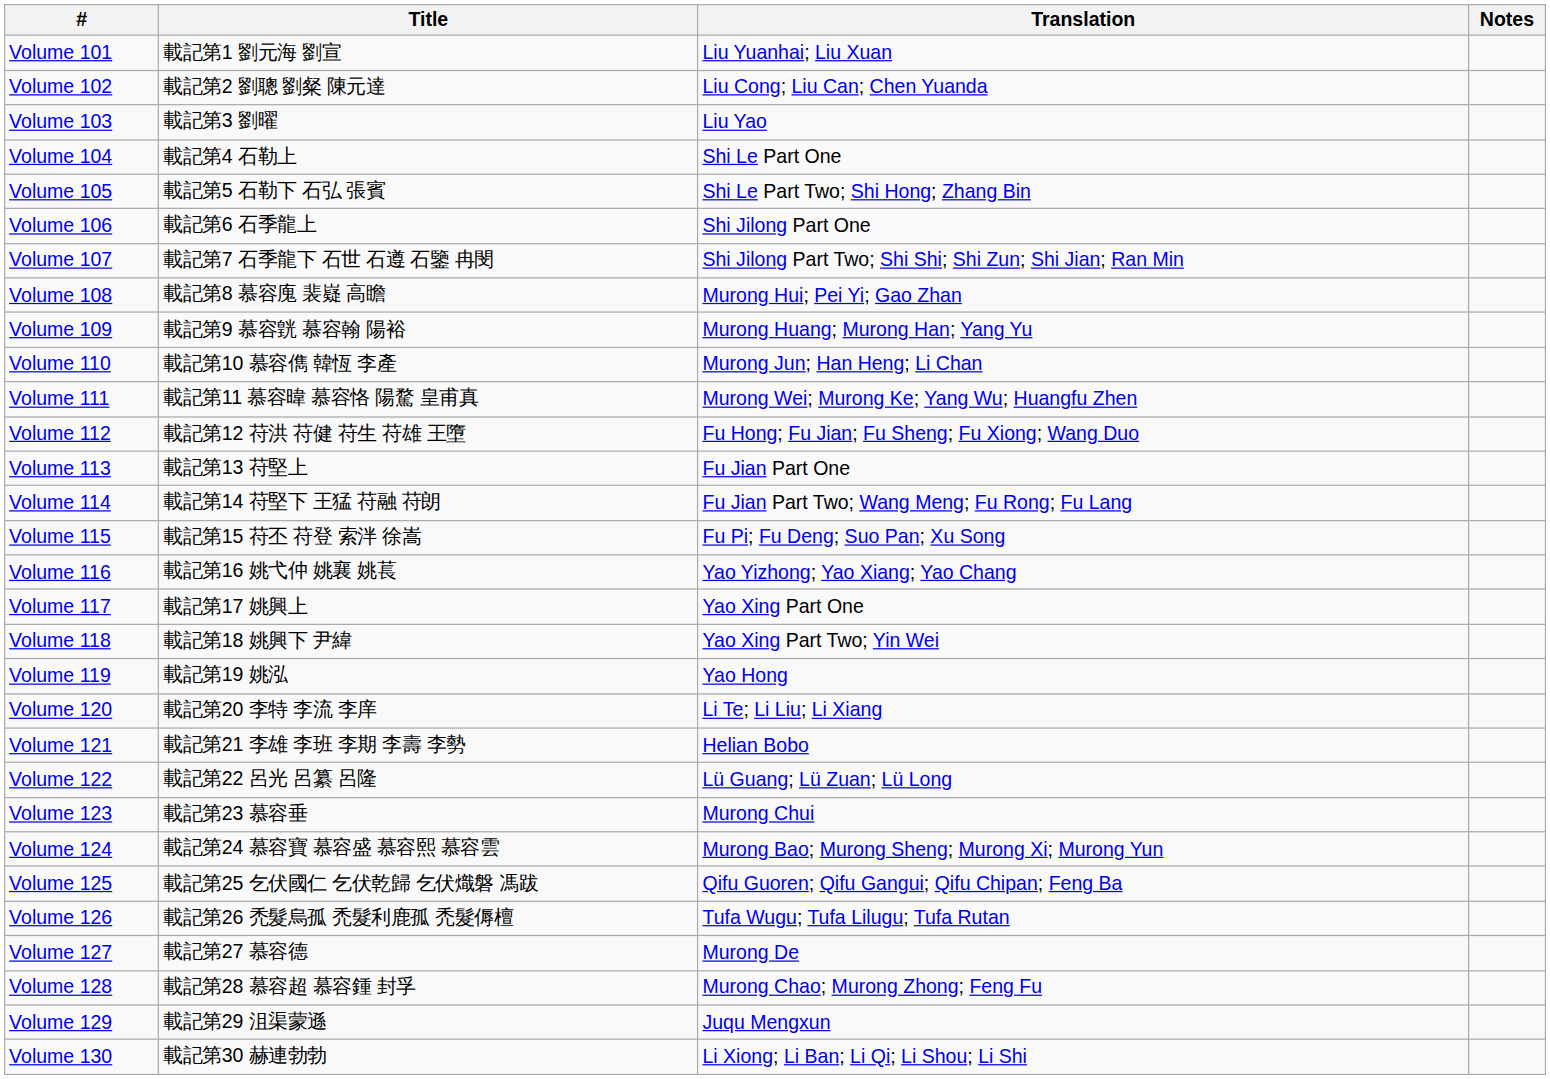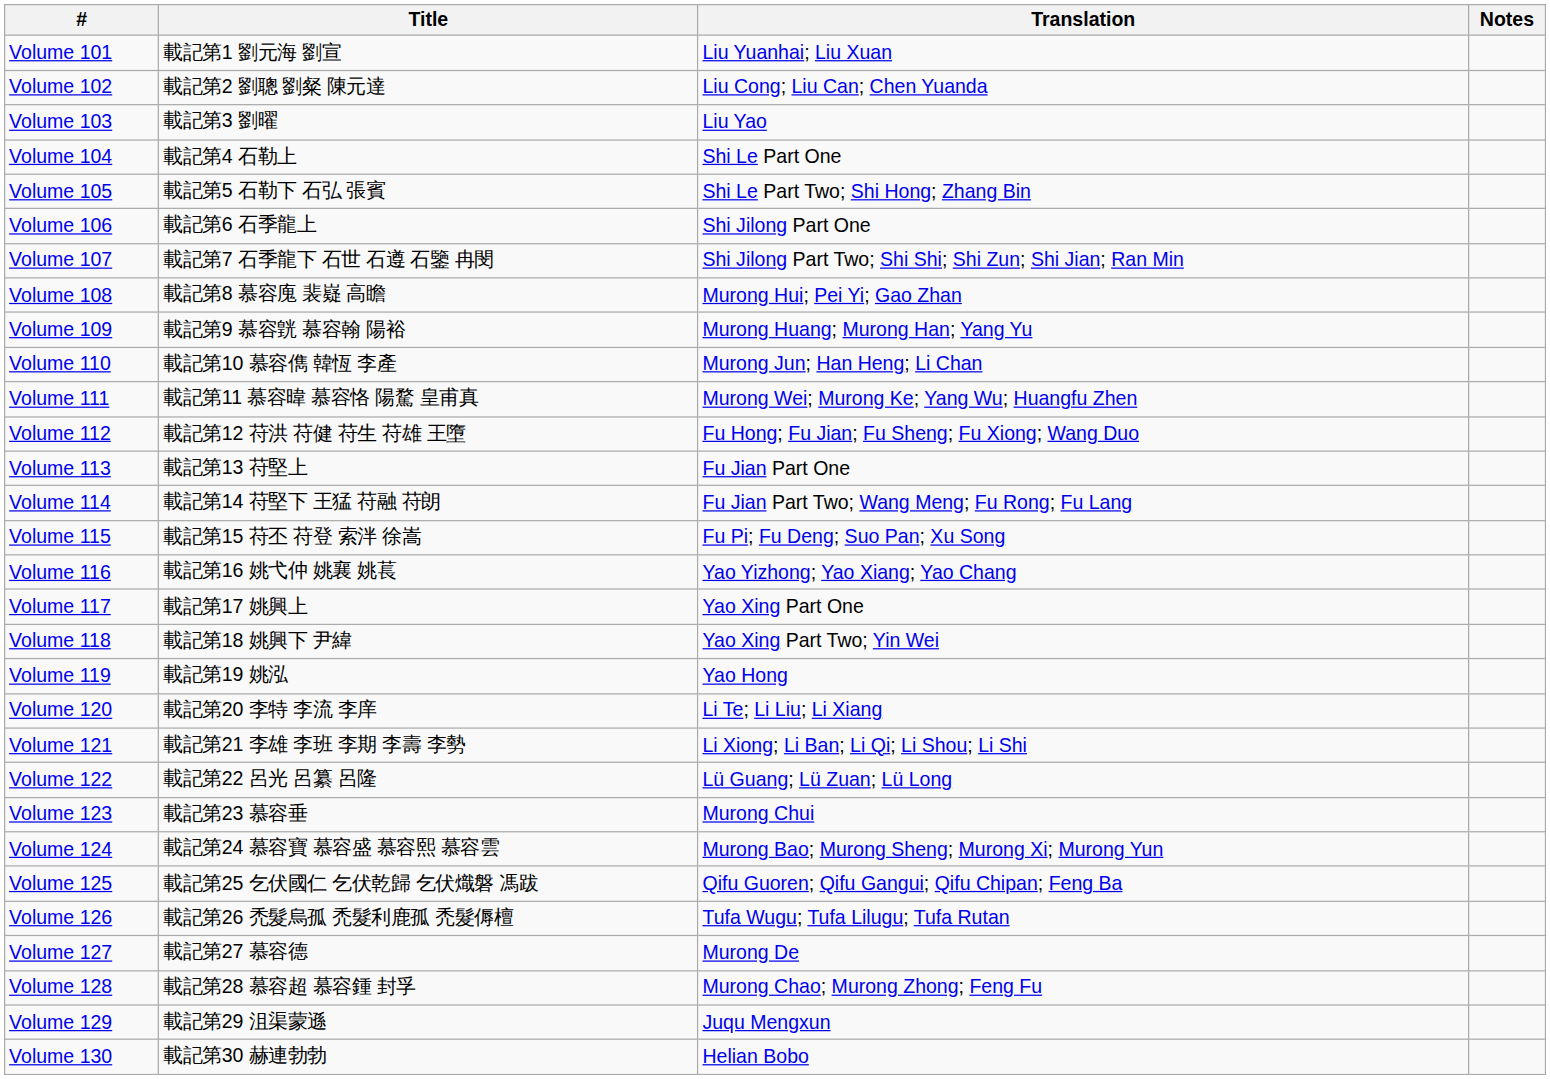(756, 745) Helian Bobo -> (865, 745) Li Xiong; Li Ban; Li Qi; Li Shou; Li Shi
(865, 1056) Li Xiong; Li Ban; Li Qi; Li Shou; Li Shi -> (756, 1056) Helian Bobo
